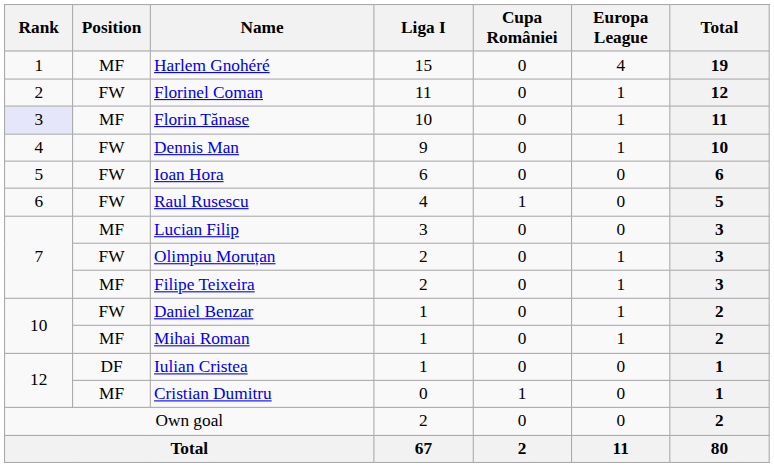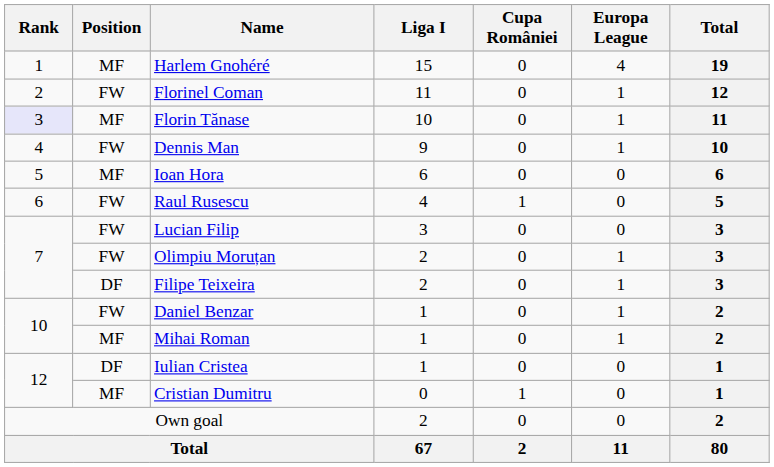(112, 174) FW -> (112, 174) MF
(112, 229) MF -> (112, 229) FW
(112, 284) MF -> (112, 284) DF
